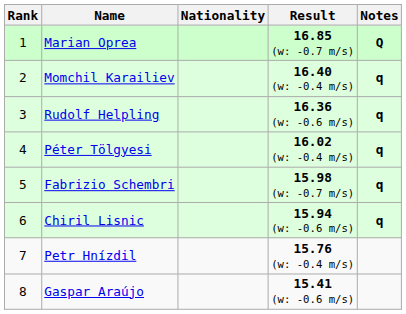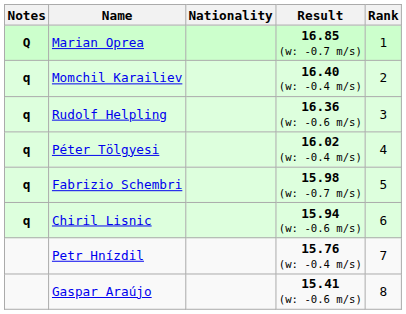columns swapped: (23, 15) <-> (379, 15)
